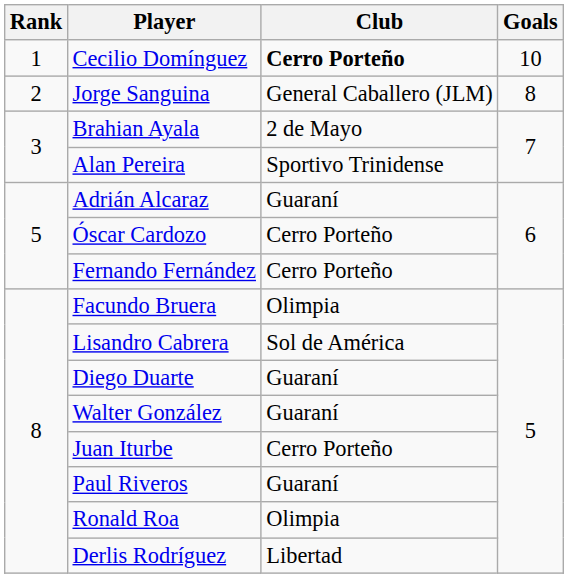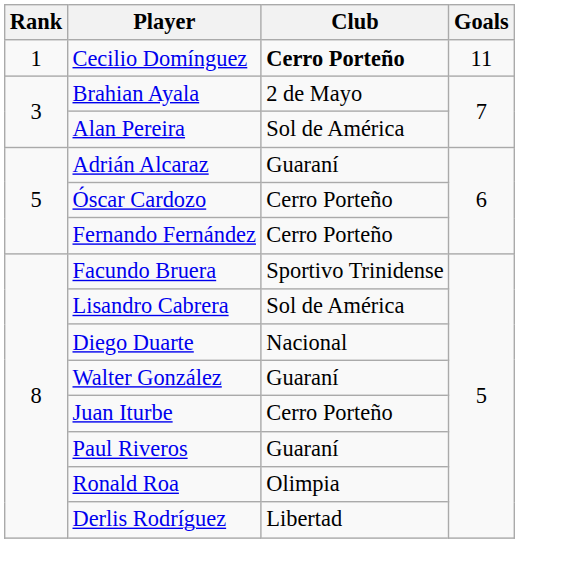(530, 57) 10 -> (481, 57) 11
- row: (141, 93)
(355, 164) Sportivo Trinidense -> (335, 128) Sol de América
(303, 306) Olimpia -> (355, 270) Sportivo Trinidense
(302, 377) Guaraní -> (307, 341) Nacional
